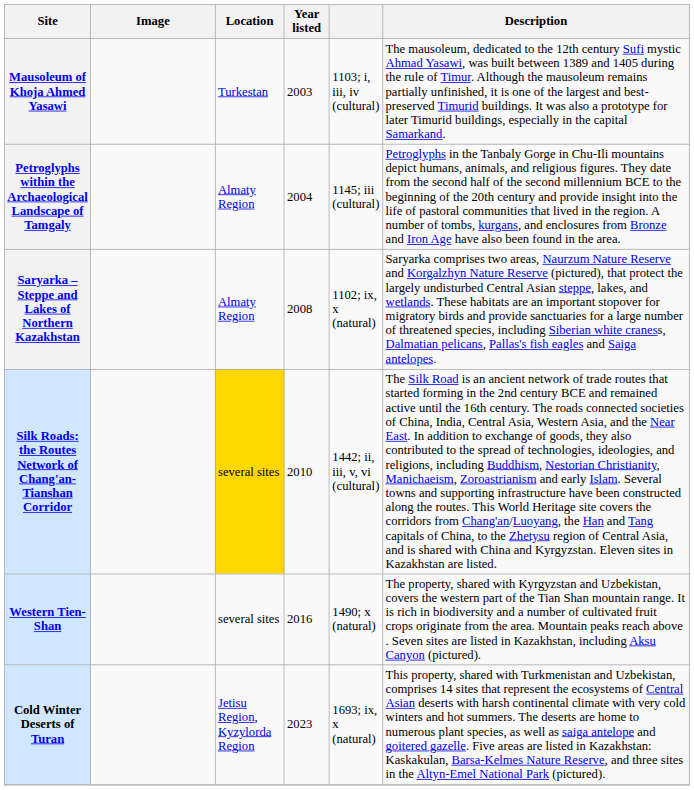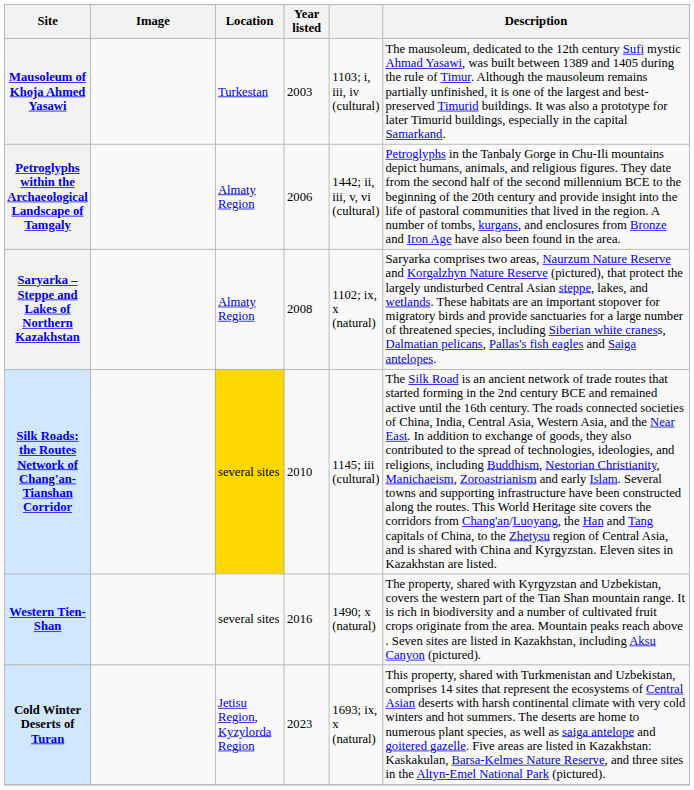(300, 196) 2004 -> (300, 196) 2006
(356, 196) 1145; iii (cultural) -> (356, 196) 1442; ii, iii, v, vi (cultural)
(356, 471) 1442; ii, iii, v, vi (cultural) -> (356, 471) 1145; iii (cultural)
